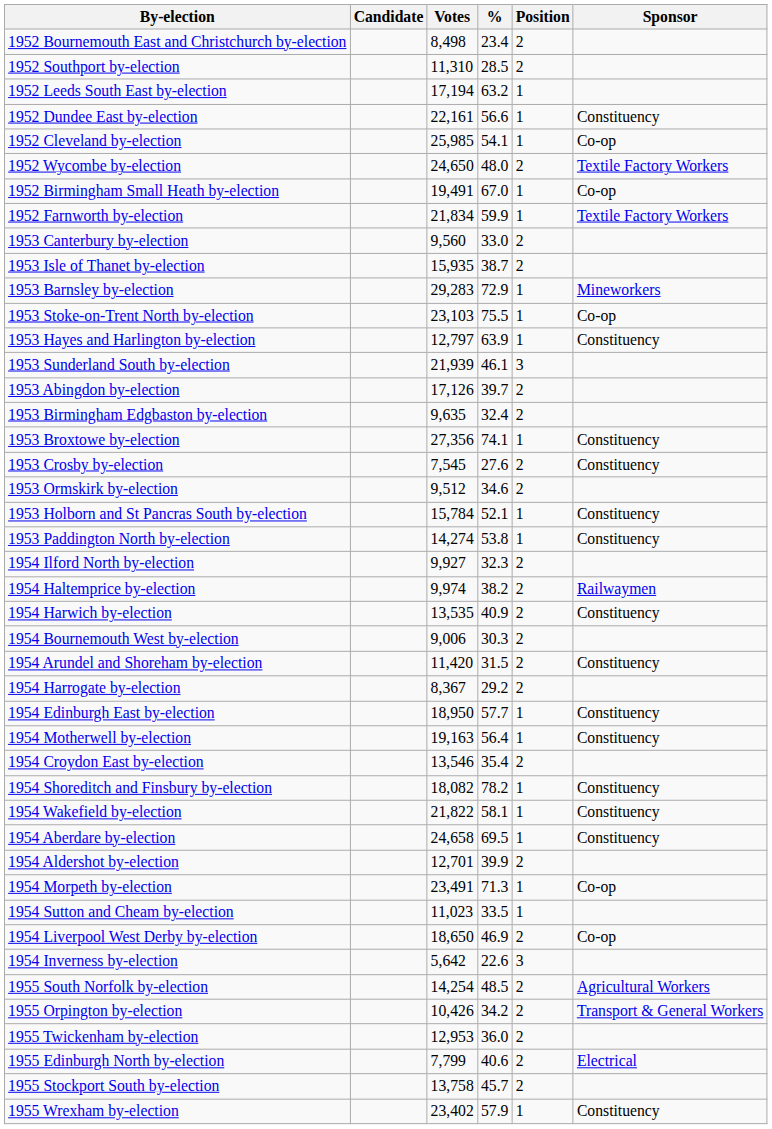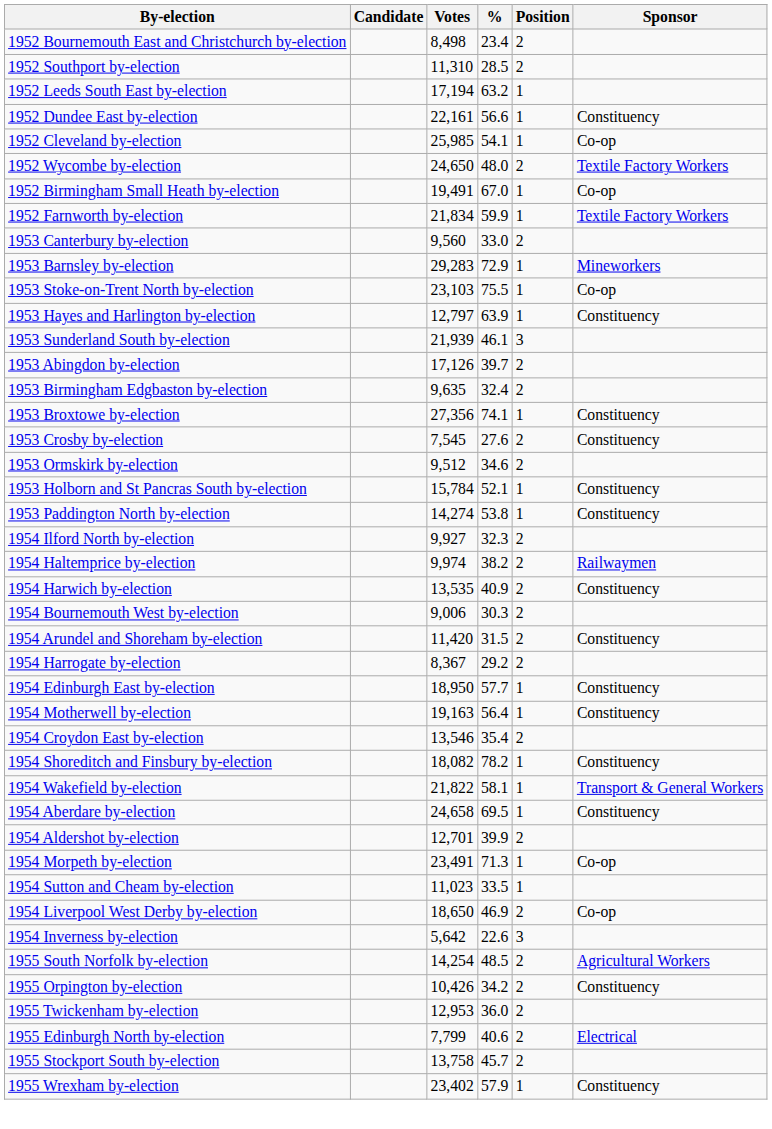- row: (106, 265)
(618, 812) Constituency -> (670, 787) Transport & General Workers
(670, 1011) Transport & General Workers -> (618, 986) Constituency
